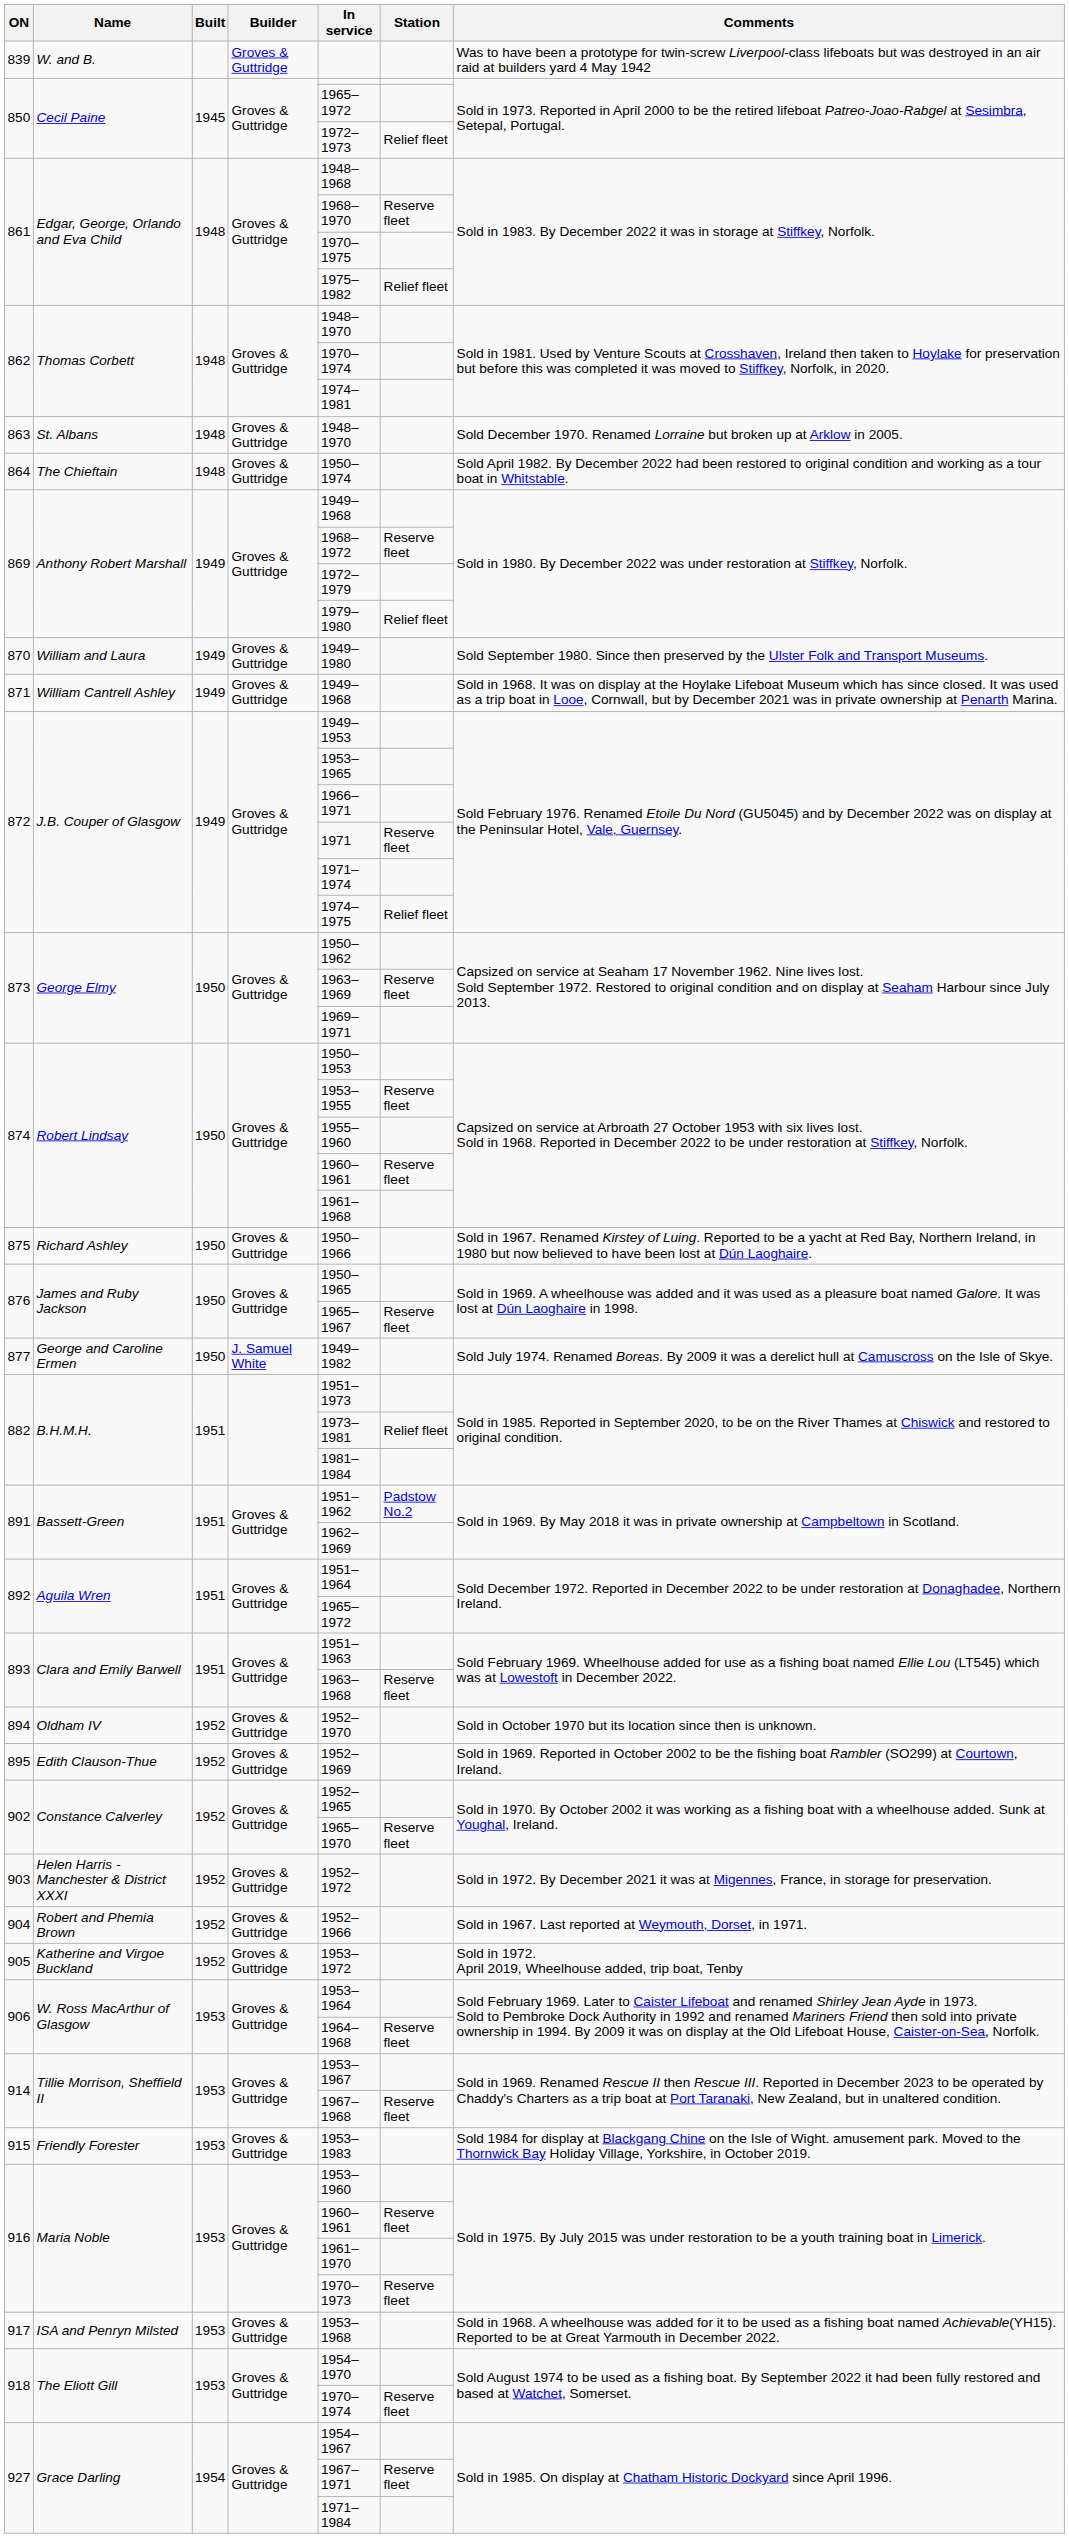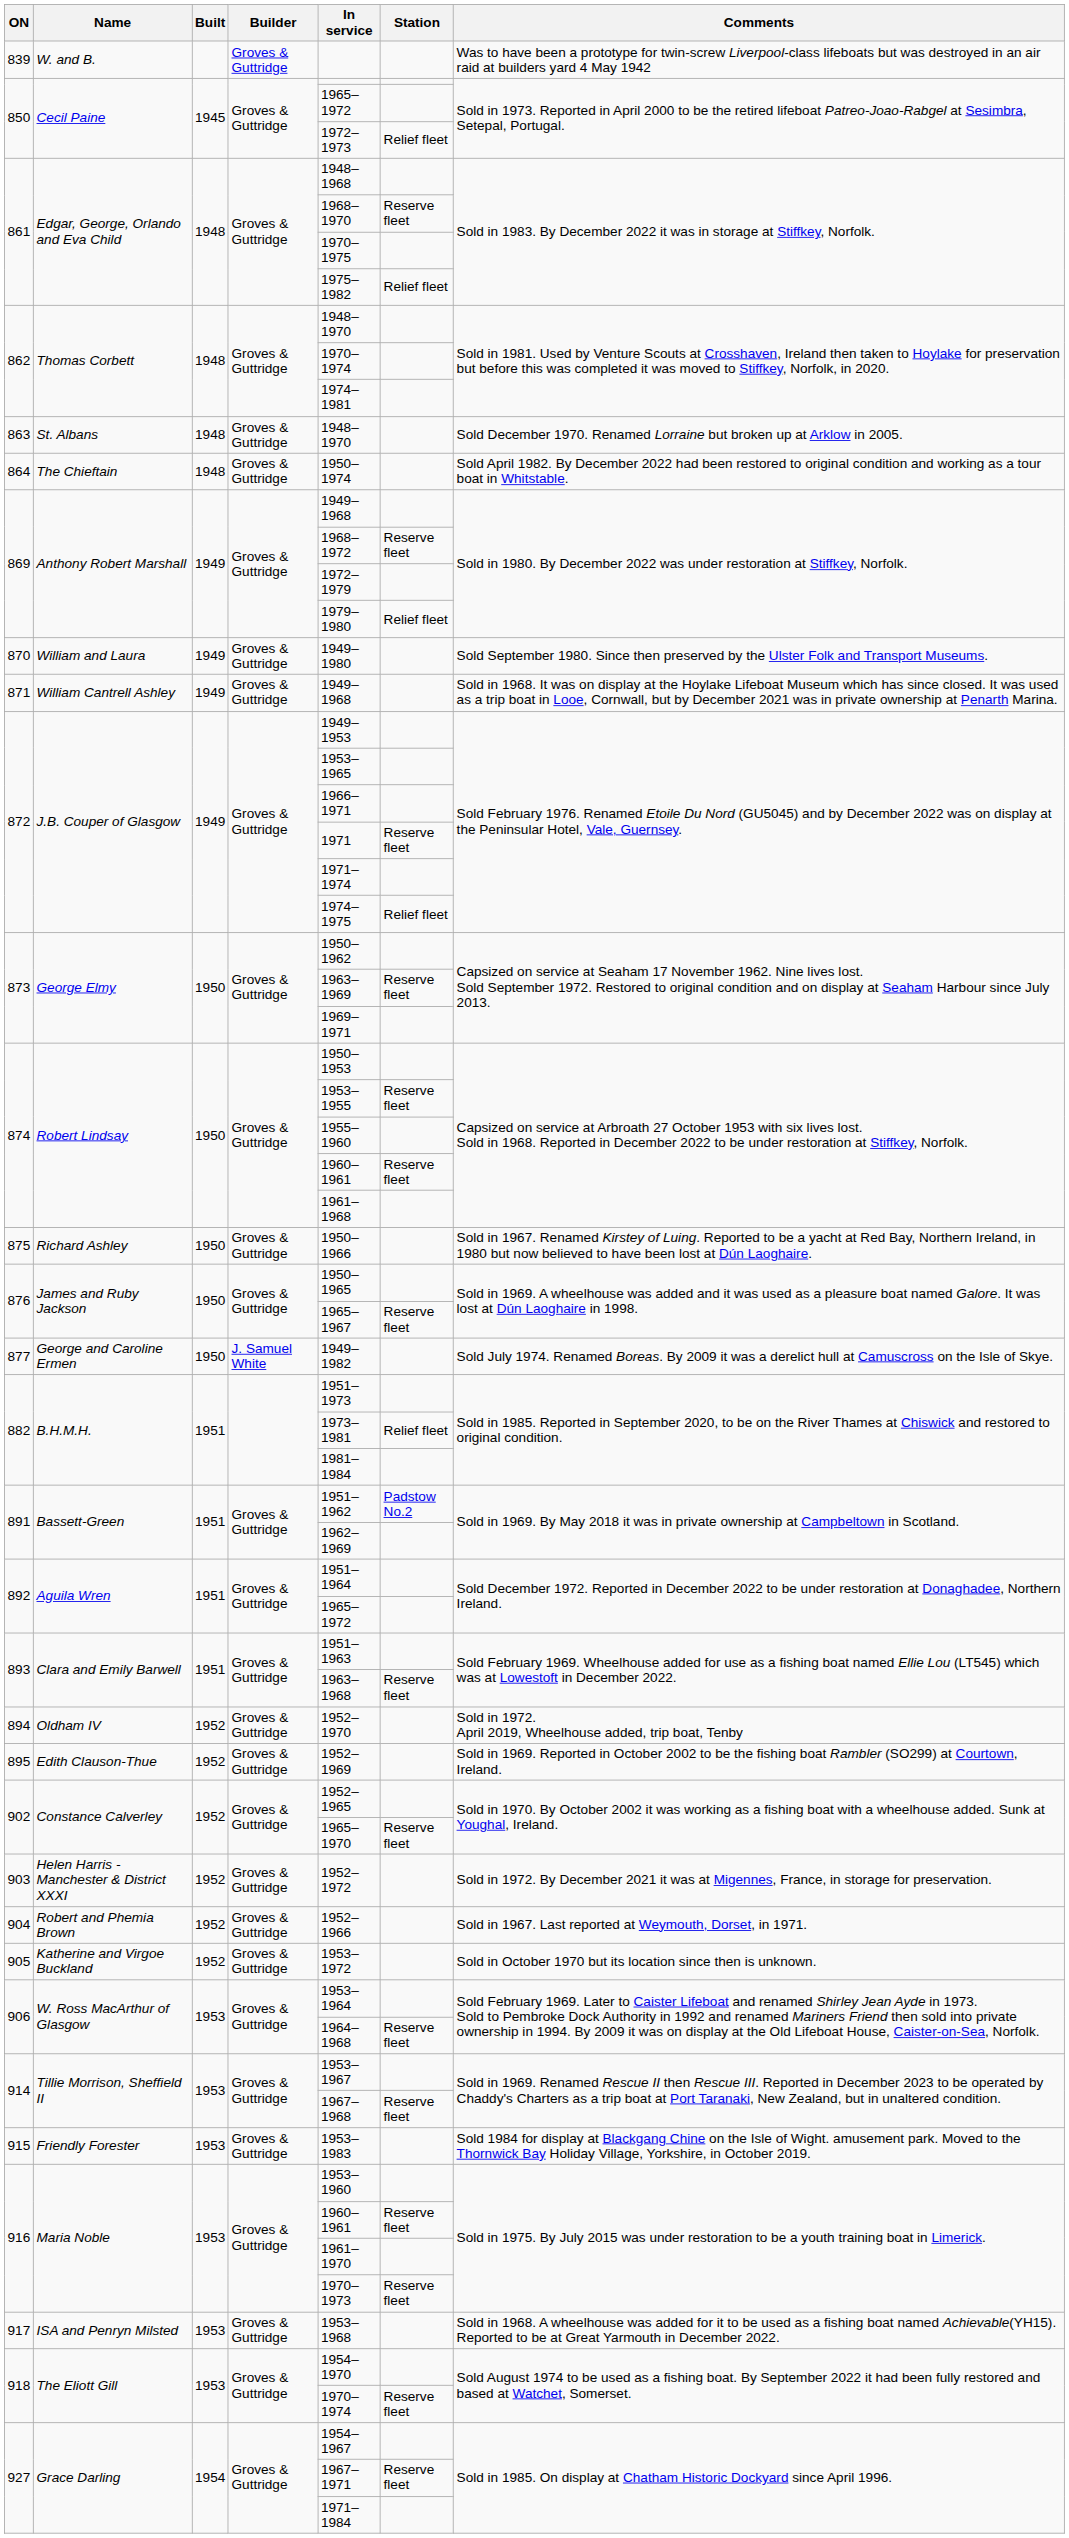(637, 1725) Sold in October 1970 but its location since then is unknown. -> (600, 1725) Sold in 1972. April 2019, Wheelhouse added, trip boat, Tenby
(600, 1961) Sold in 1972. April 2019, Wheelhouse added, trip boat, Tenby -> (637, 1961) Sold in October 1970 but its location since then is unknown.
